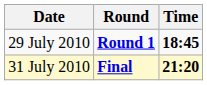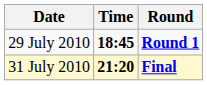columns swapped: (181, 17) <-> (126, 17)
